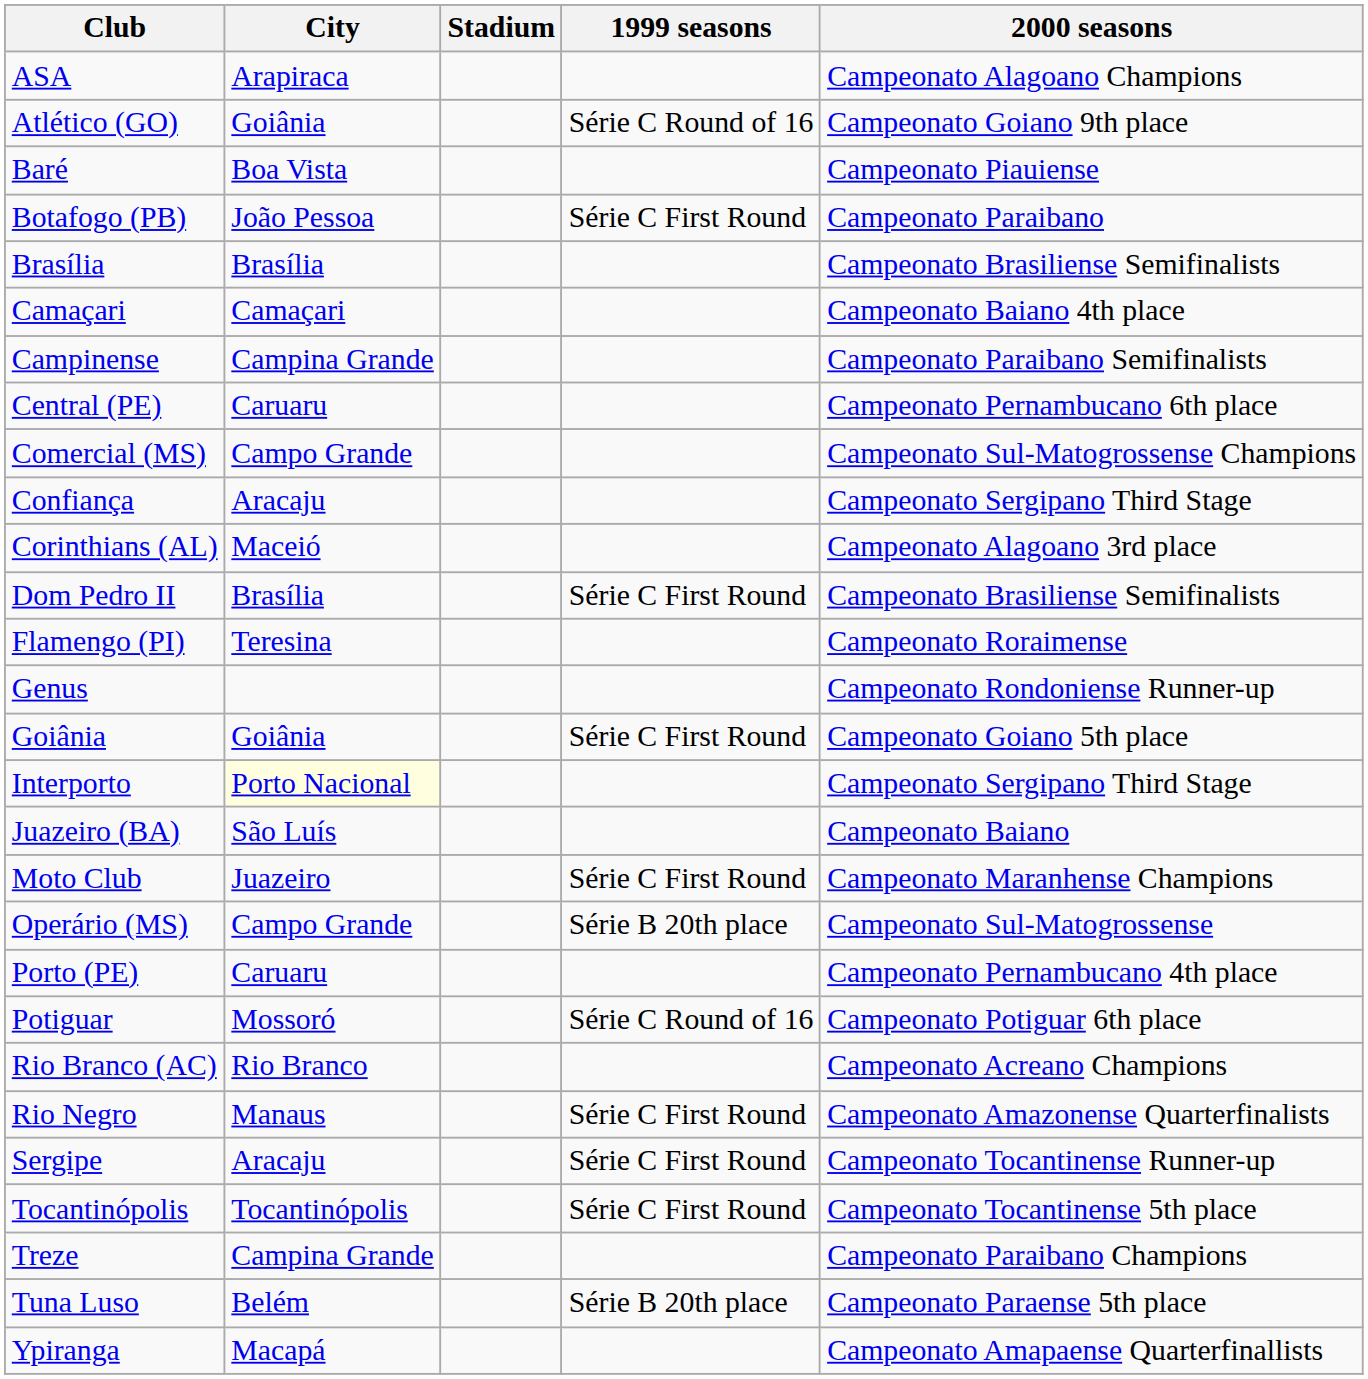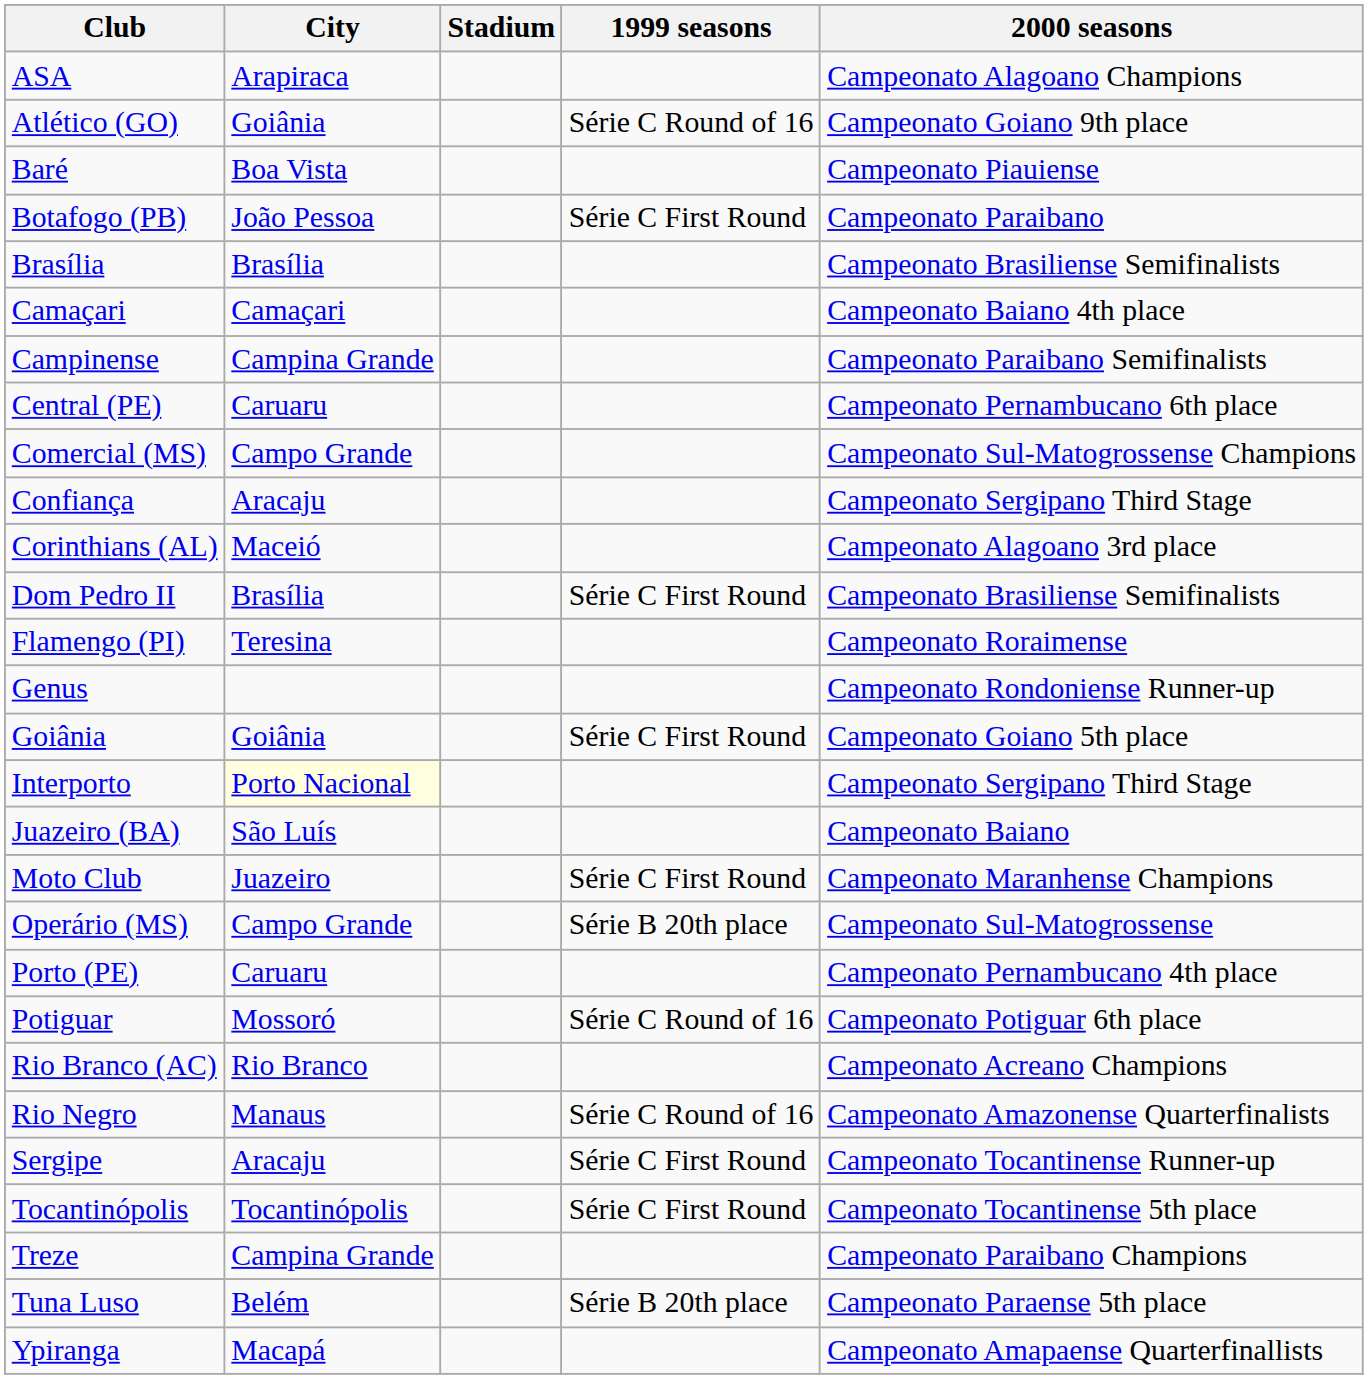(687, 1113) Série C First Round -> (691, 1113) Série C Round of 16
